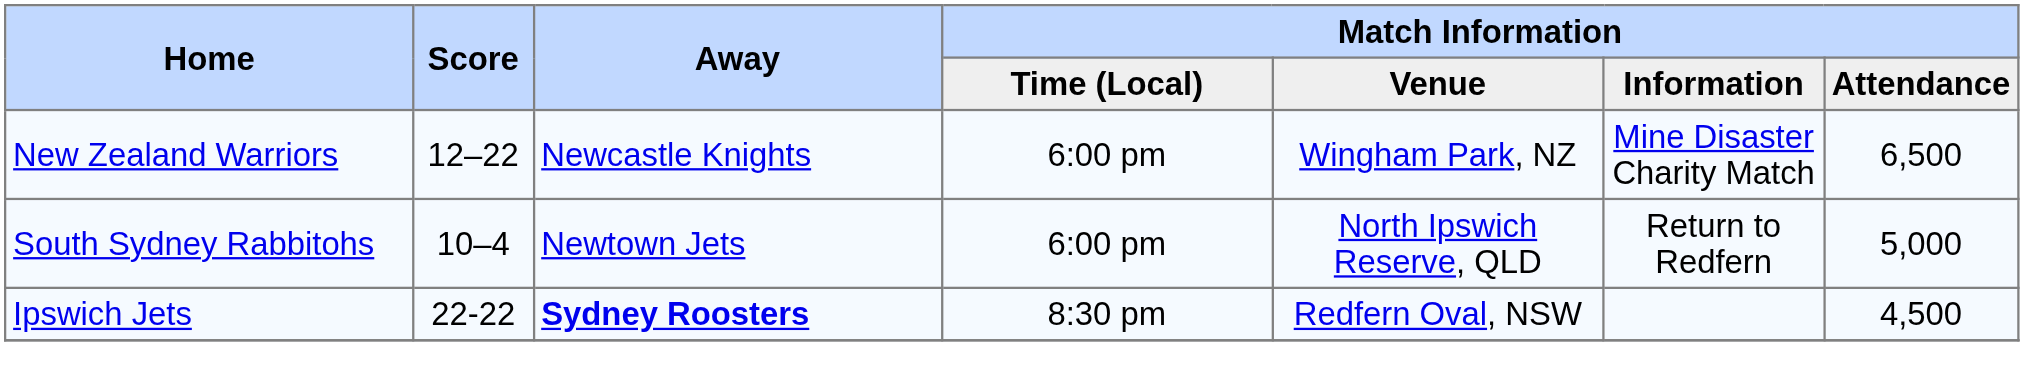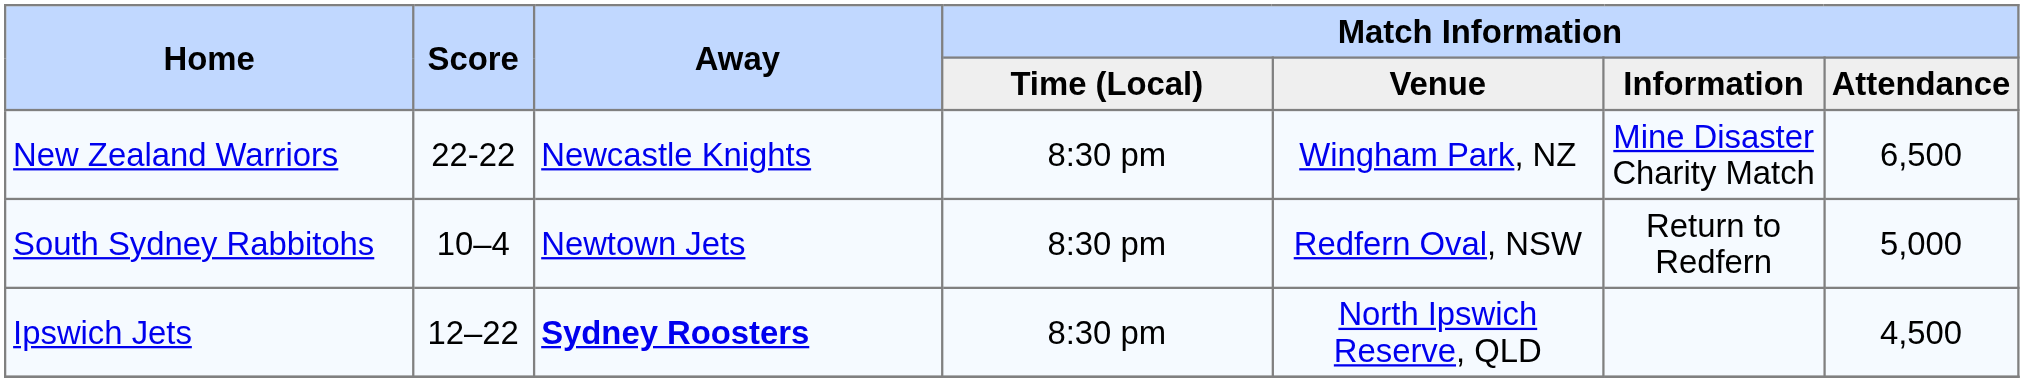(473, 154) 12–22 -> (473, 154) 22-22
(1107, 154) 6:00 pm -> (1107, 154) 8:30 pm
(1107, 243) 6:00 pm -> (1107, 243) 8:30 pm
(1438, 243) North Ipswich Reserve, QLD -> (1438, 243) Redfern Oval, NSW
(473, 314) 22-22 -> (473, 332) 12–22
(1438, 314) Redfern Oval, NSW -> (1438, 332) North Ipswich Reserve, QLD
